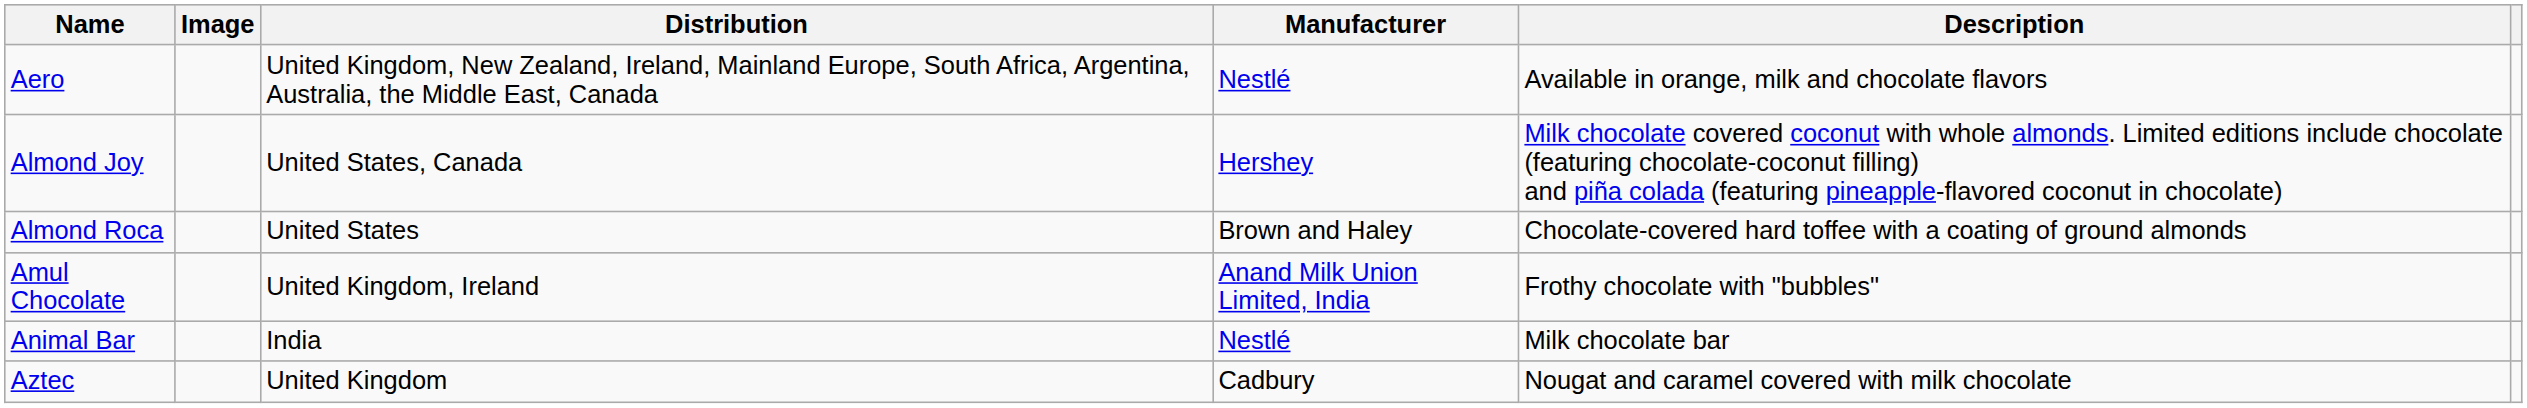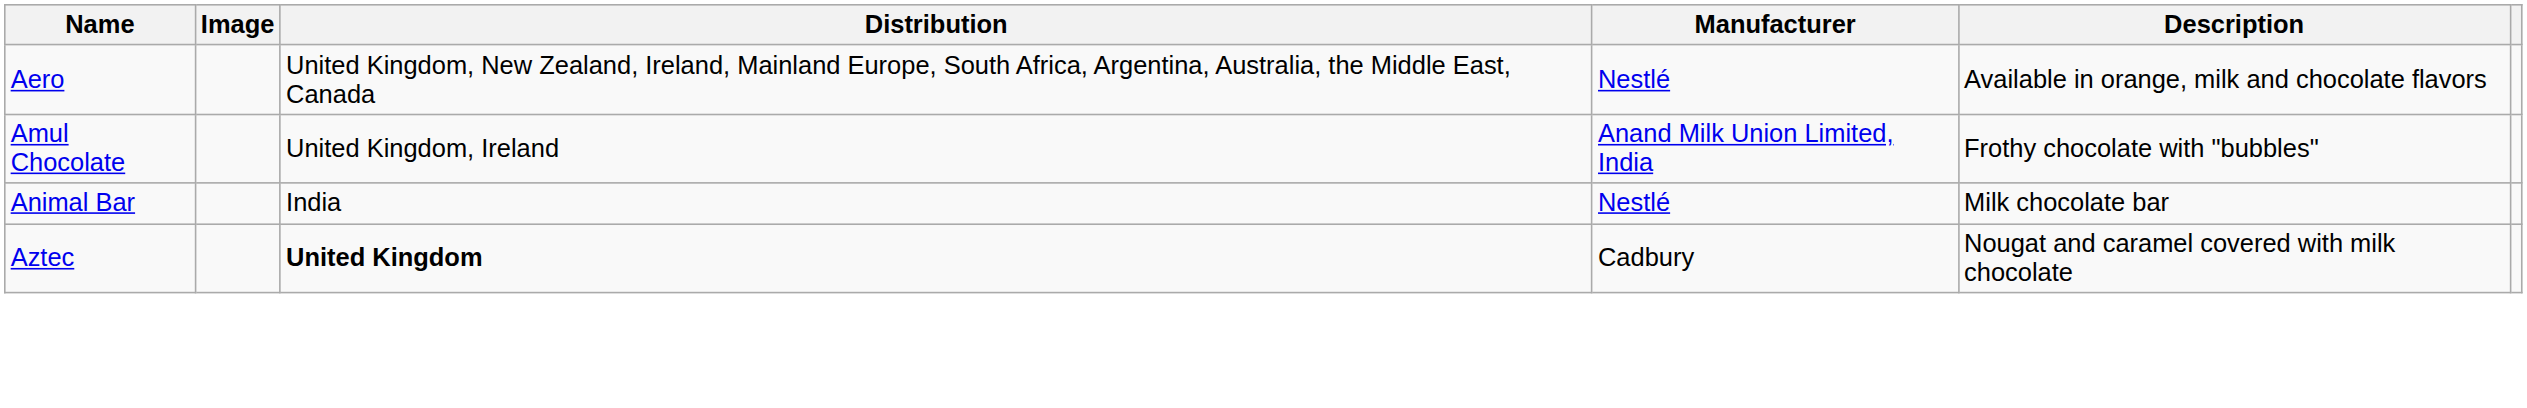- row: (77, 162)
- row: (87, 231)
(357, 381) normal -> (384, 257) bold
